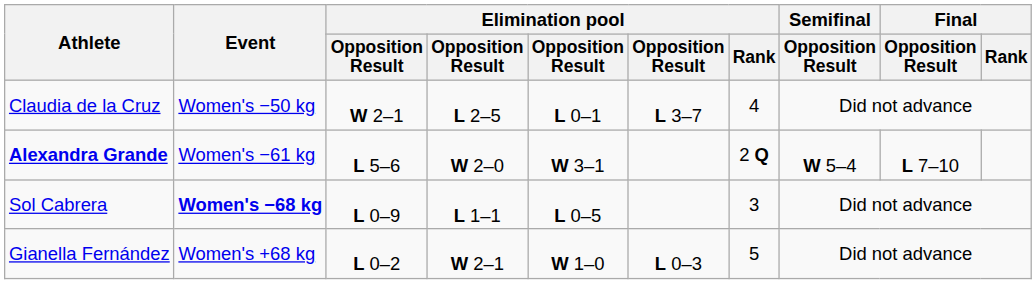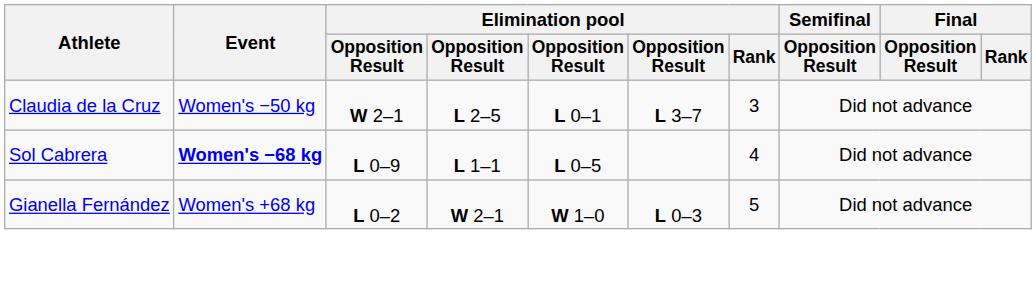(754, 106) 4 -> (754, 106) 3
- row: (88, 155)
(754, 205) 3 -> (754, 155) 4
